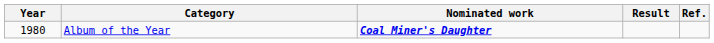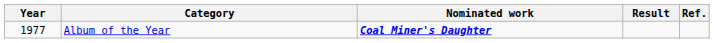(33, 30) 1980 -> (33, 30) 1977
